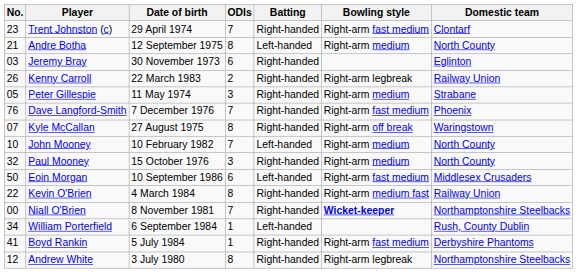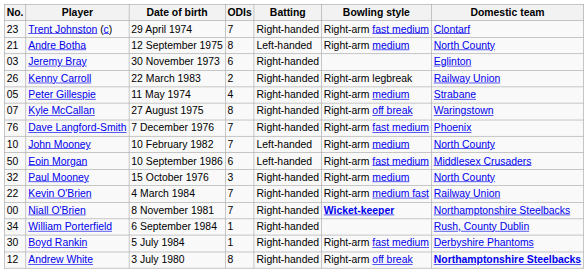(230, 95) 3 -> (230, 95) 4
rows swapped: (77, 111) <-> (62, 128)
rows swapped: (59, 161) <-> (58, 177)
(230, 194) 8 -> (230, 194) 7
(284, 227) Left-handed -> (288, 227) Right-handed
(13, 243) 41 -> (13, 243) 30
(368, 260) Right-arm legbreak -> (368, 260) Right-arm off break
(502, 260) normal -> (507, 260) bold
